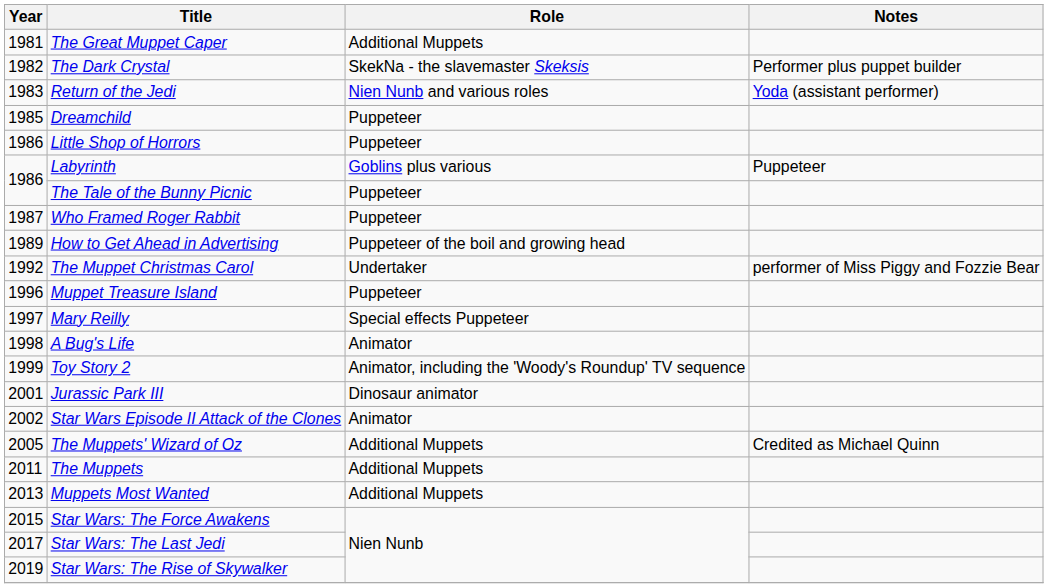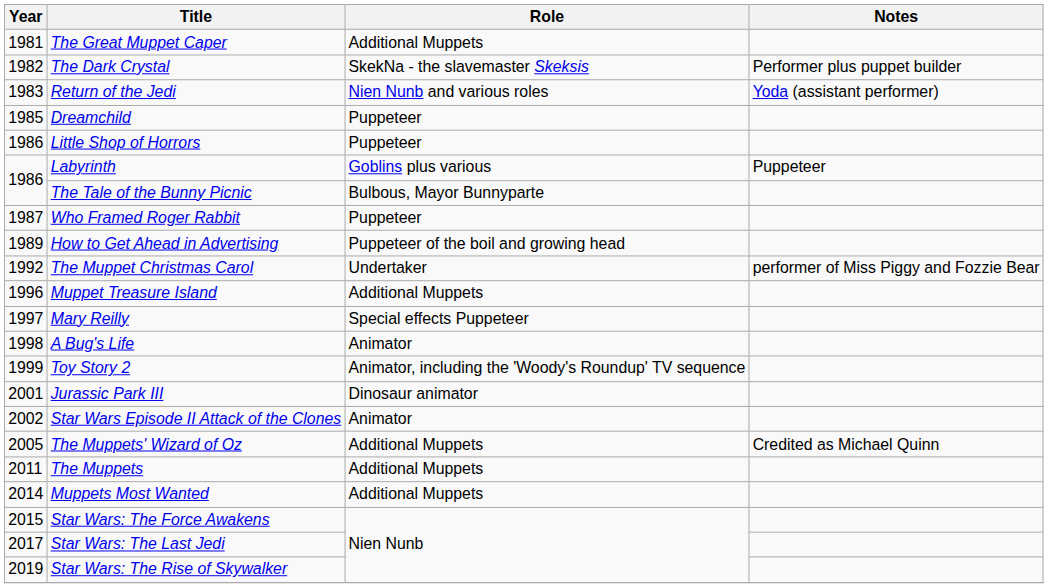(385, 192) Puppeteer -> (446, 192) Bulbous, Mayor Bunnyparte
(385, 293) Puppeteer -> (416, 293) Additional Muppets
(26, 494) 2013 -> (26, 494) 2014
